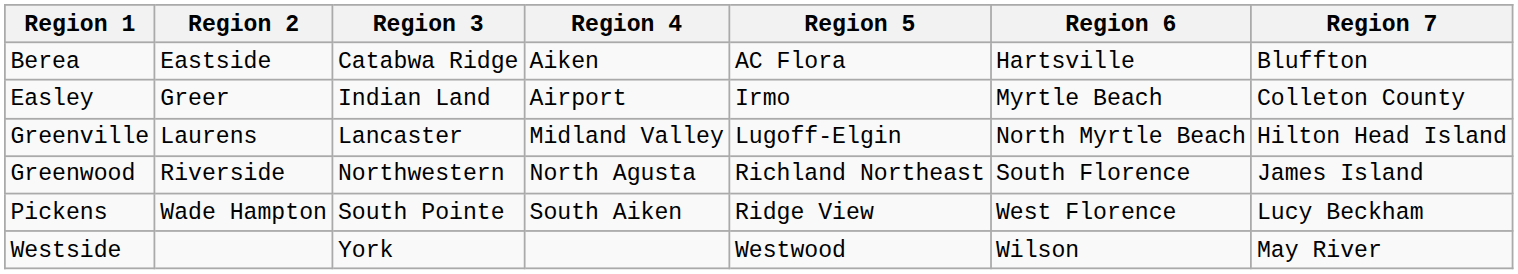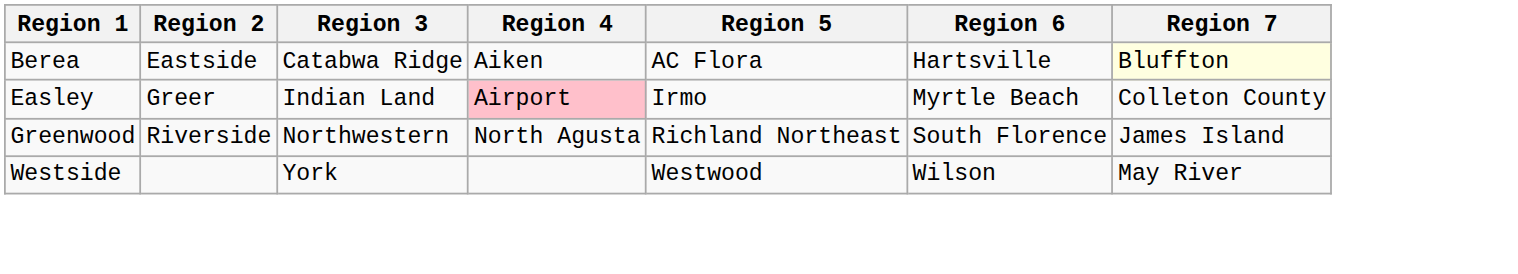(1312, 61) no background -> (1174, 61) lightyellow background
(578, 99) no background -> (523, 99) pink background
- row: (80, 137)
- row: (59, 212)
